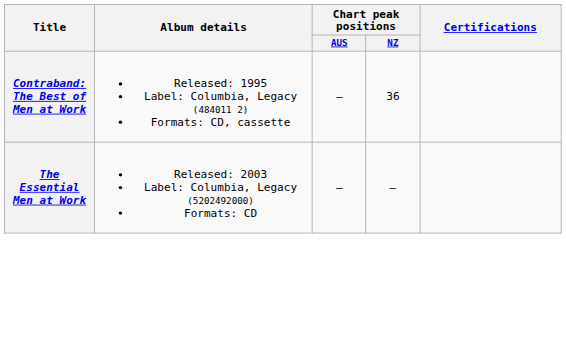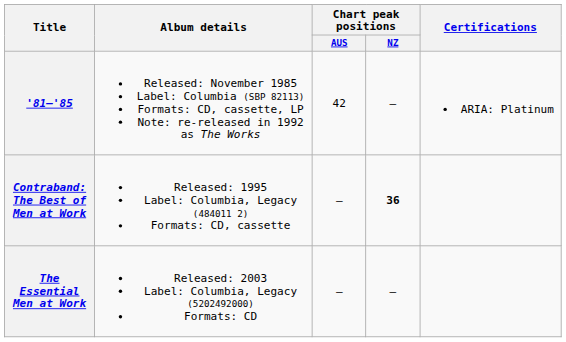+ row: (50, 103)
(393, 96) normal -> (393, 200) bold
